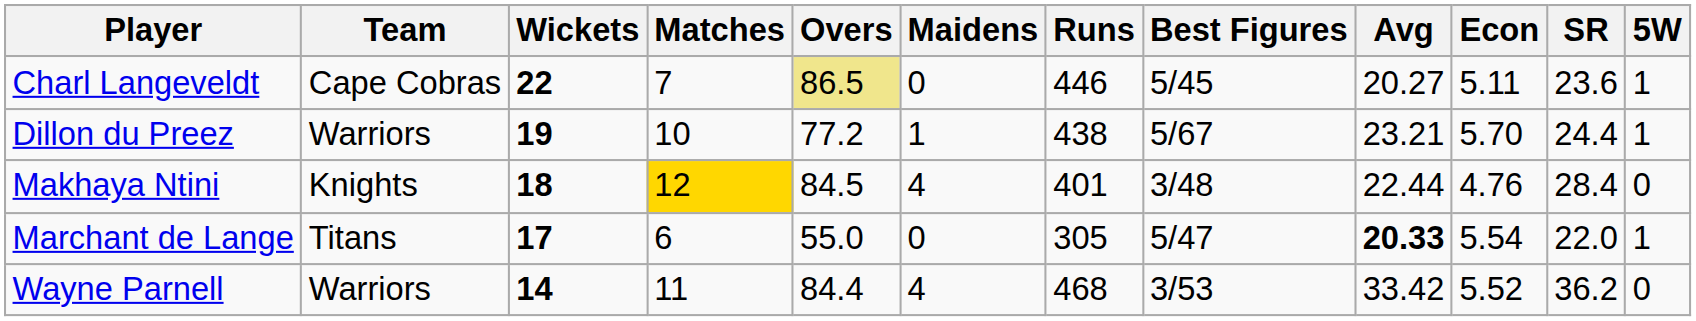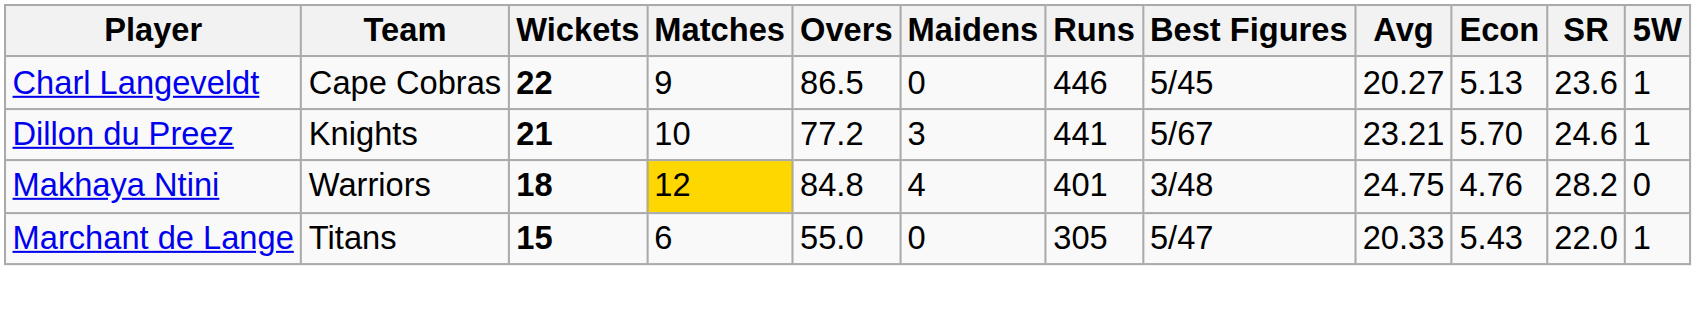(663, 82) 7 -> (663, 82) 9
(832, 82) khaki background -> (832, 82) no background
(1490, 82) 5.11 -> (1491, 82) 5.13
(370, 133) Warriors -> (363, 133) Knights
(534, 133) 19 -> (534, 133) 21
(917, 133) 1 -> (917, 133) 3
(1080, 133) 438 -> (1080, 133) 441
(1586, 133) 24.4 -> (1586, 133) 24.6
(363, 185) Knights -> (370, 185) Warriors
(832, 185) 84.5 -> (832, 185) 84.8
(1404, 185) 22.44 -> (1404, 185) 24.75
(1586, 185) 28.4 -> (1586, 185) 28.2
(534, 237) 17 -> (534, 237) 15
(1404, 237) bold -> (1404, 237) normal
(1491, 237) 5.54 -> (1491, 237) 5.43
- row: (118, 289)
